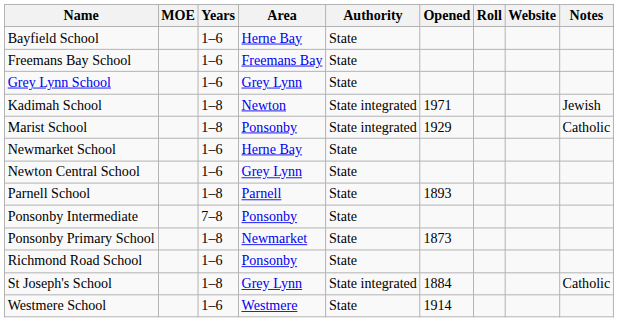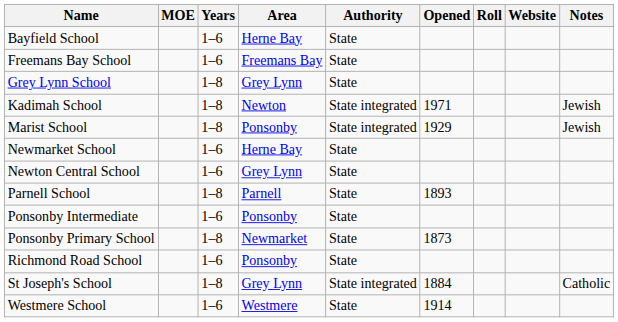(212, 82) 1–6 -> (212, 82) 1–8
(586, 127) Catholic -> (582, 127) Jewish
(212, 216) 7–8 -> (212, 216) 1–6
